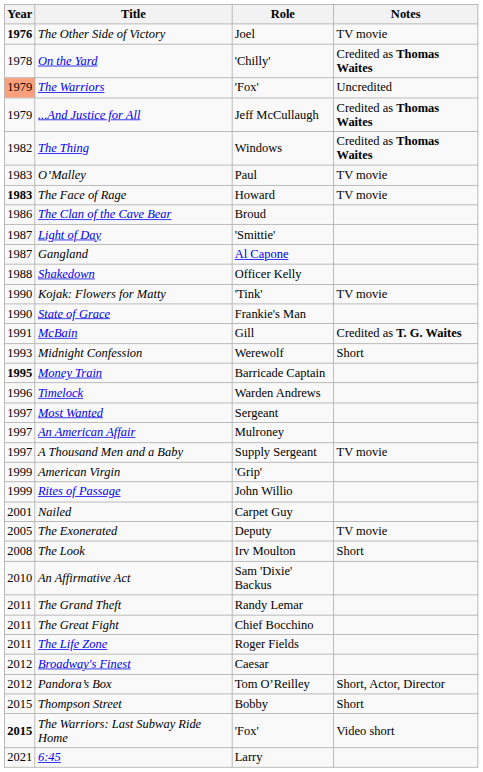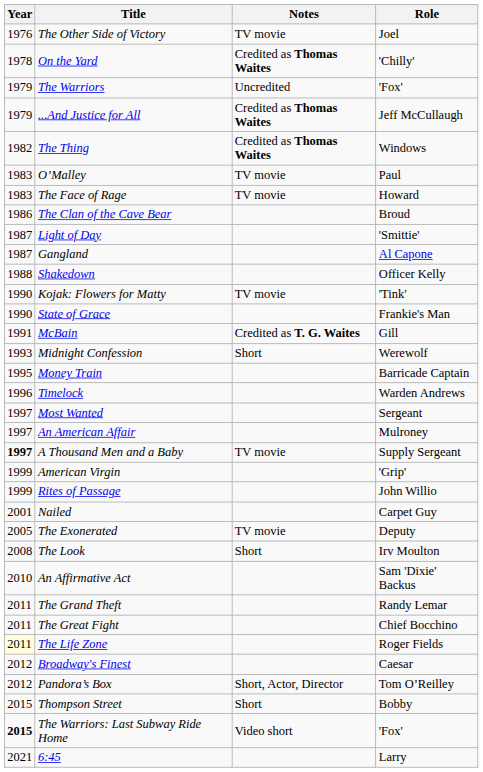columns swapped: (283, 14) <-> (406, 14)
(20, 34) bold -> (20, 34) normal
(20, 87) lightsalmon background -> (20, 87) no background
(20, 195) bold -> (20, 195) normal
(20, 373) bold -> (20, 373) normal
(20, 452) normal -> (20, 452) bold
(20, 644) no background -> (20, 644) lightyellow background
